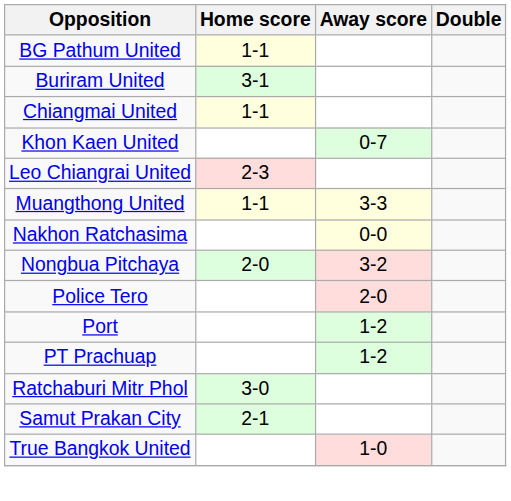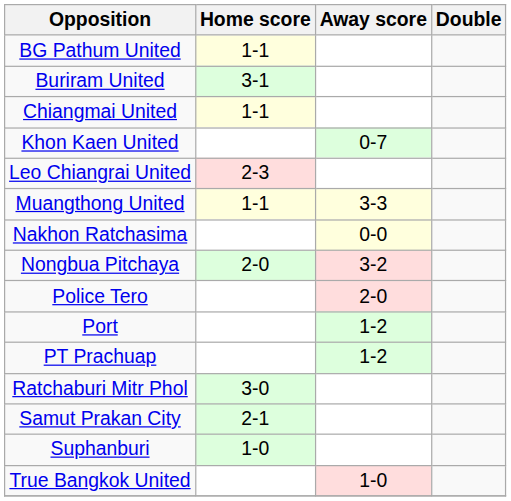+ row: (100, 449)
